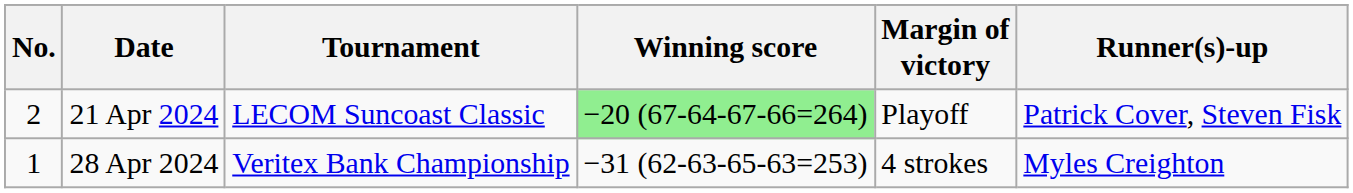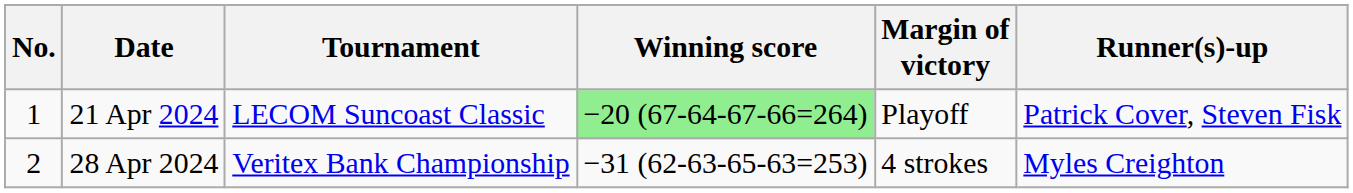(34, 113) 2 -> (34, 113) 1
(34, 162) 1 -> (34, 162) 2
